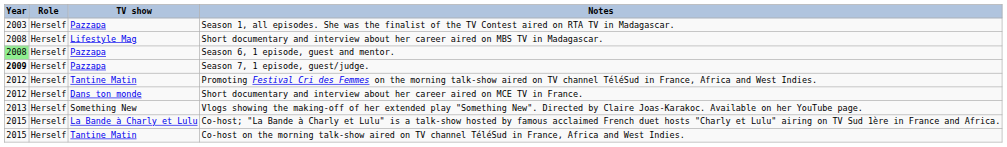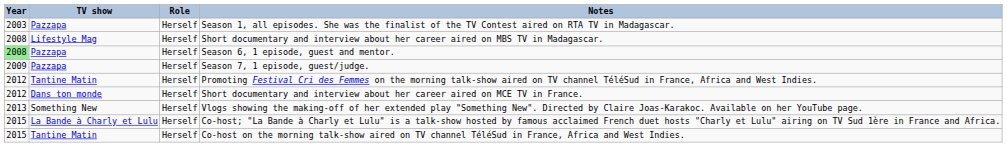columns swapped: (134, 11) <-> (49, 11)
(17, 66) bold -> (17, 66) normal
